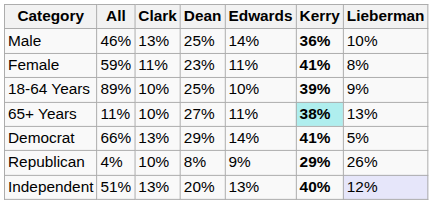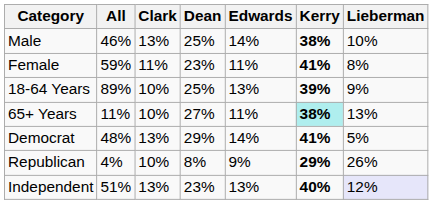(315, 41) 36% -> (315, 41) 38%
(244, 89) 10% -> (244, 89) 13%
(116, 138) 66% -> (116, 138) 48%
(199, 187) 20% -> (199, 187) 23%
